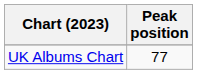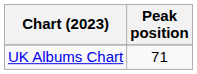(159, 57) 77 -> (159, 57) 71
